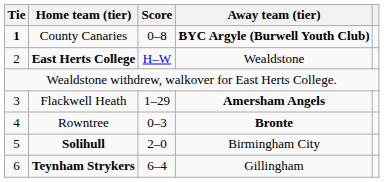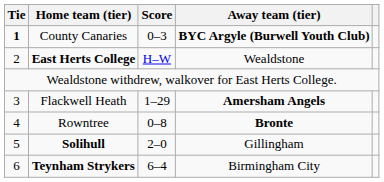(157, 36) 0–8 -> (157, 36) 0–3
(157, 122) 0–3 -> (157, 122) 0–8
(274, 144) Birmingham City -> (274, 144) Gillingham
(274, 165) Gillingham -> (274, 165) Birmingham City
